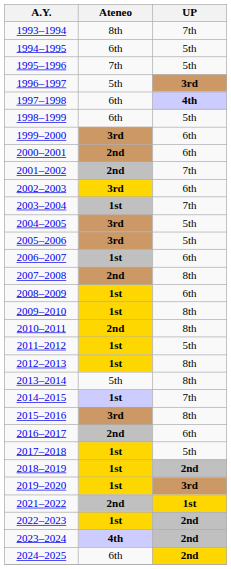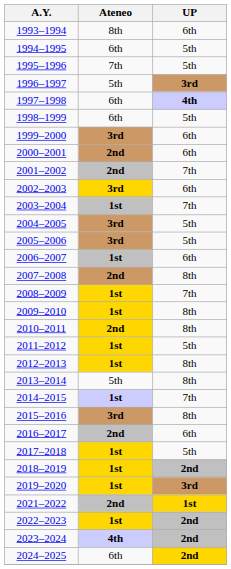(190, 30) 7th -> (190, 30) 6th
(190, 293) 6th -> (190, 293) 7th
